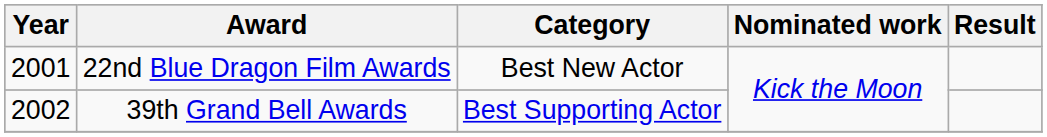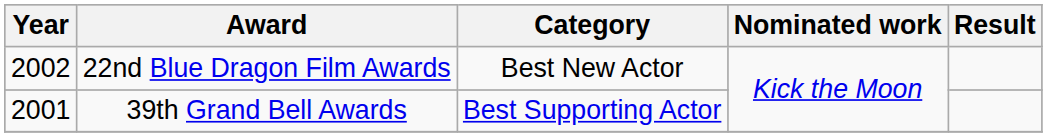(41, 68) 2001 -> (41, 68) 2002
(41, 110) 2002 -> (41, 110) 2001
